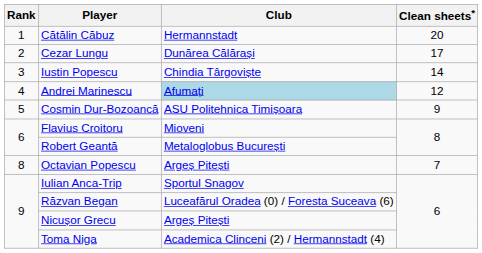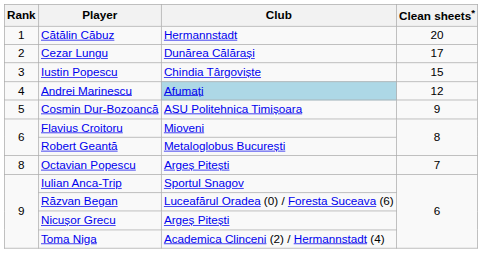(437, 72) 14 -> (437, 72) 15
